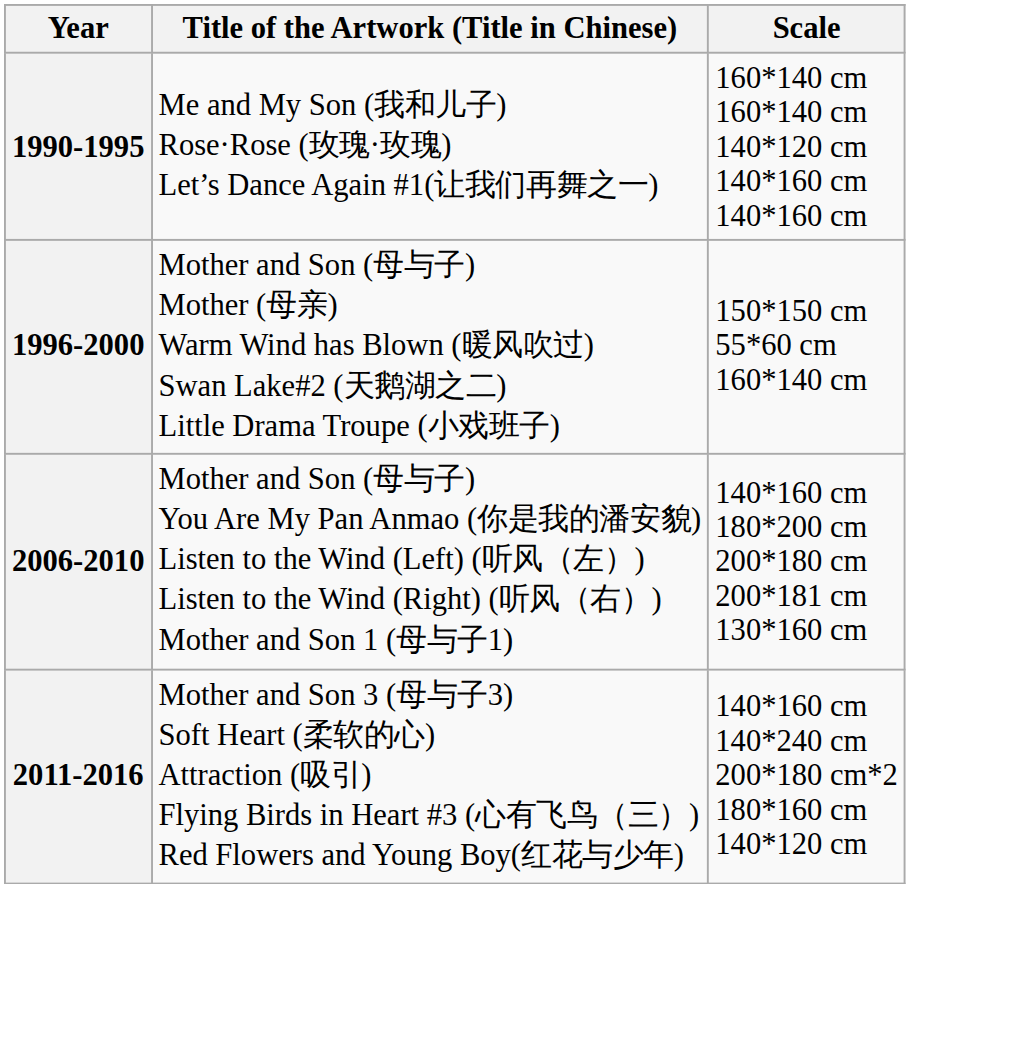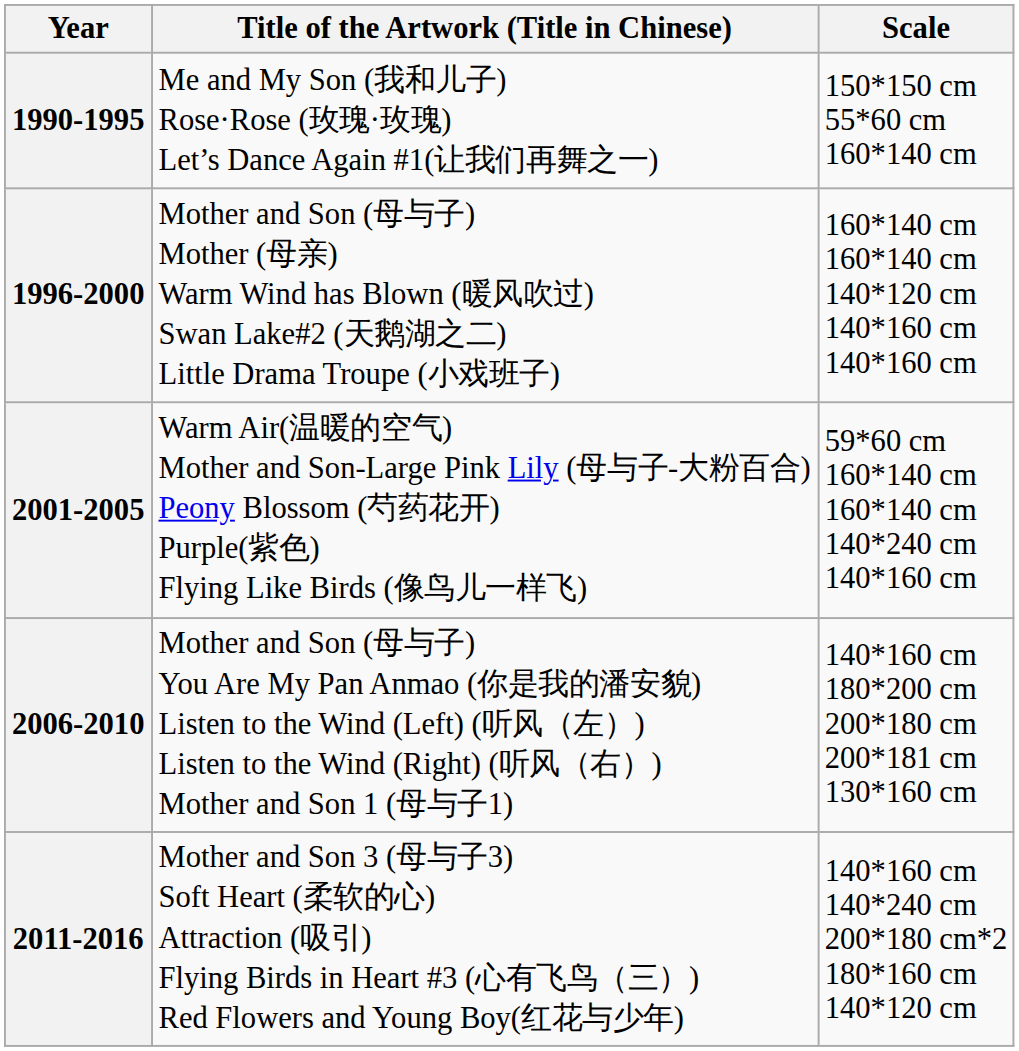(791, 145) 160*140 cm 160*140 cm 140*120 cm 140*160 cm 140*160 cm -> (901, 120) 150*150 cm 55*60 cm 160*140 cm
(791, 346) 150*150 cm 55*60 cm 160*140 cm -> (901, 294) 160*140 cm 160*140 cm 140*120 cm 140*160 cm 140*160 cm
+ row: (78, 509)
